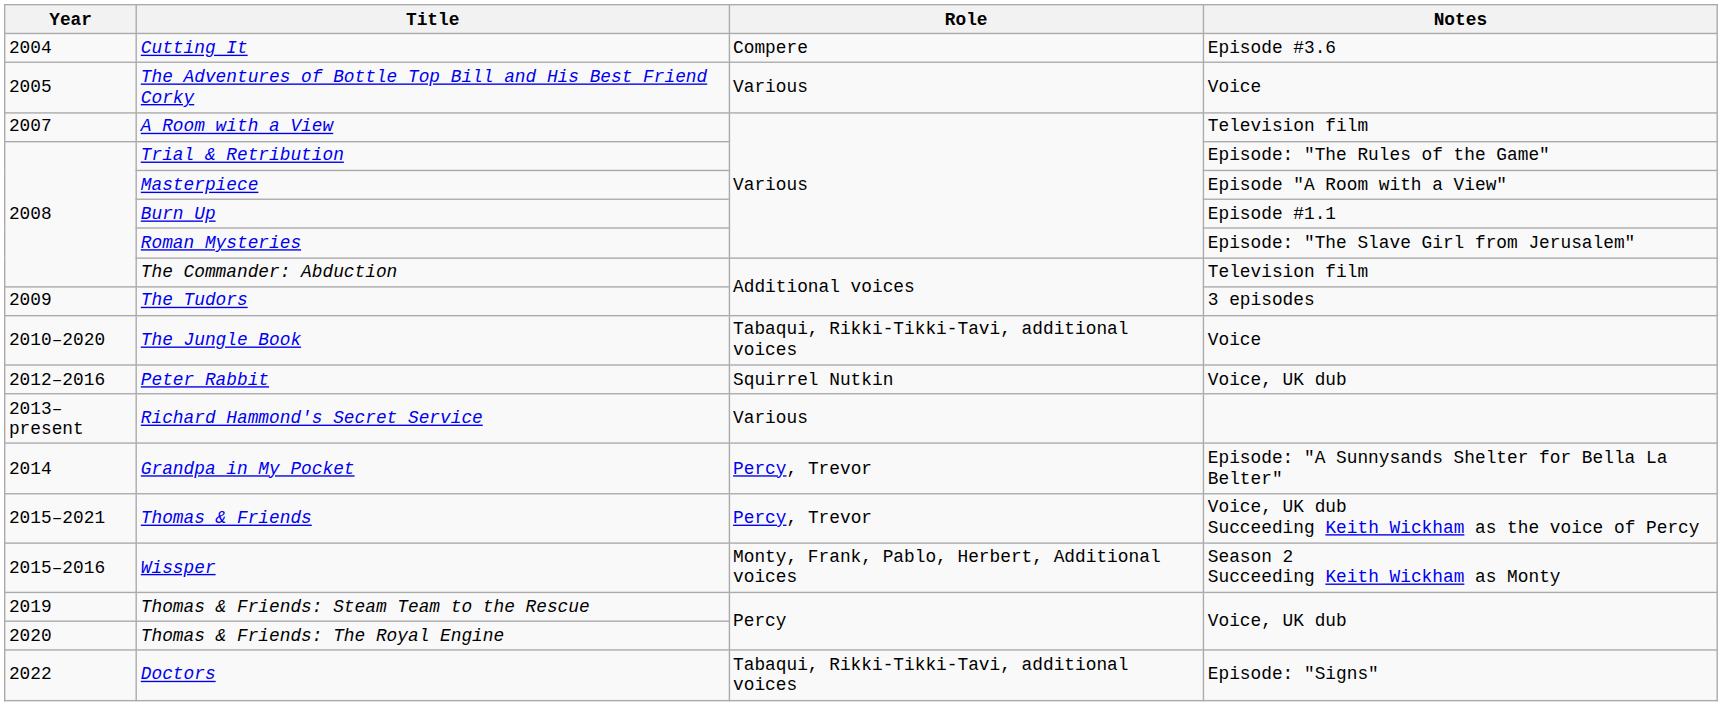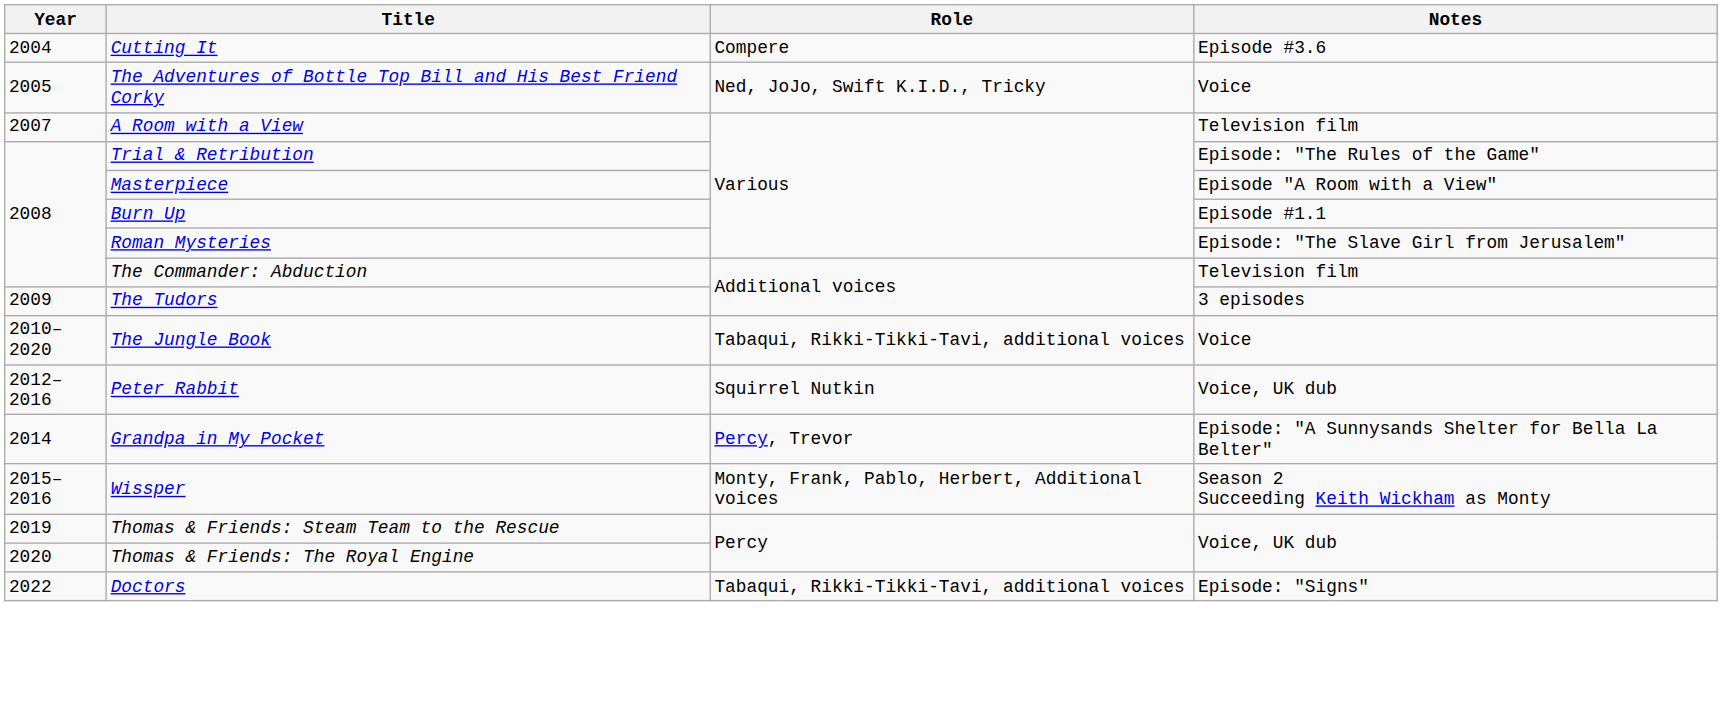(770, 88) Various -> (880, 88) Ned, JoJo, Swift K.I.D., Tricky
- row: (312, 419)
- row: (226, 518)
